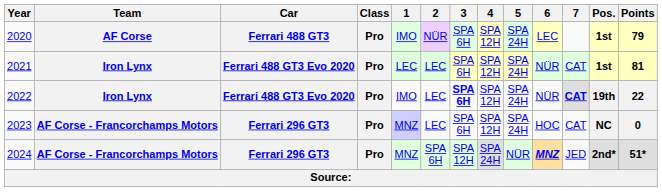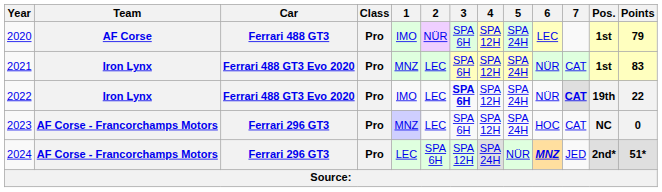(406, 66) LEC -> (406, 66) MNZ
(638, 66) 81 -> (638, 66) 83
(406, 154) MNZ -> (406, 154) LEC
